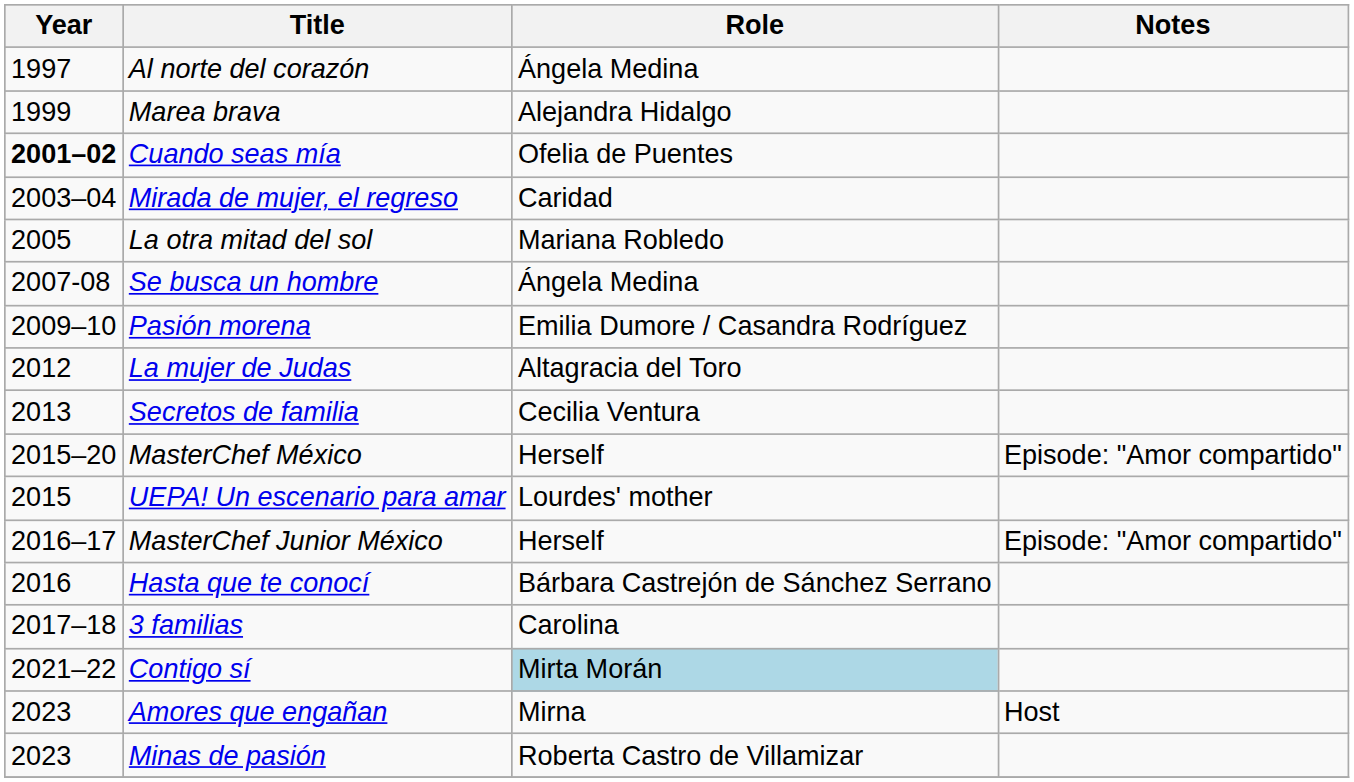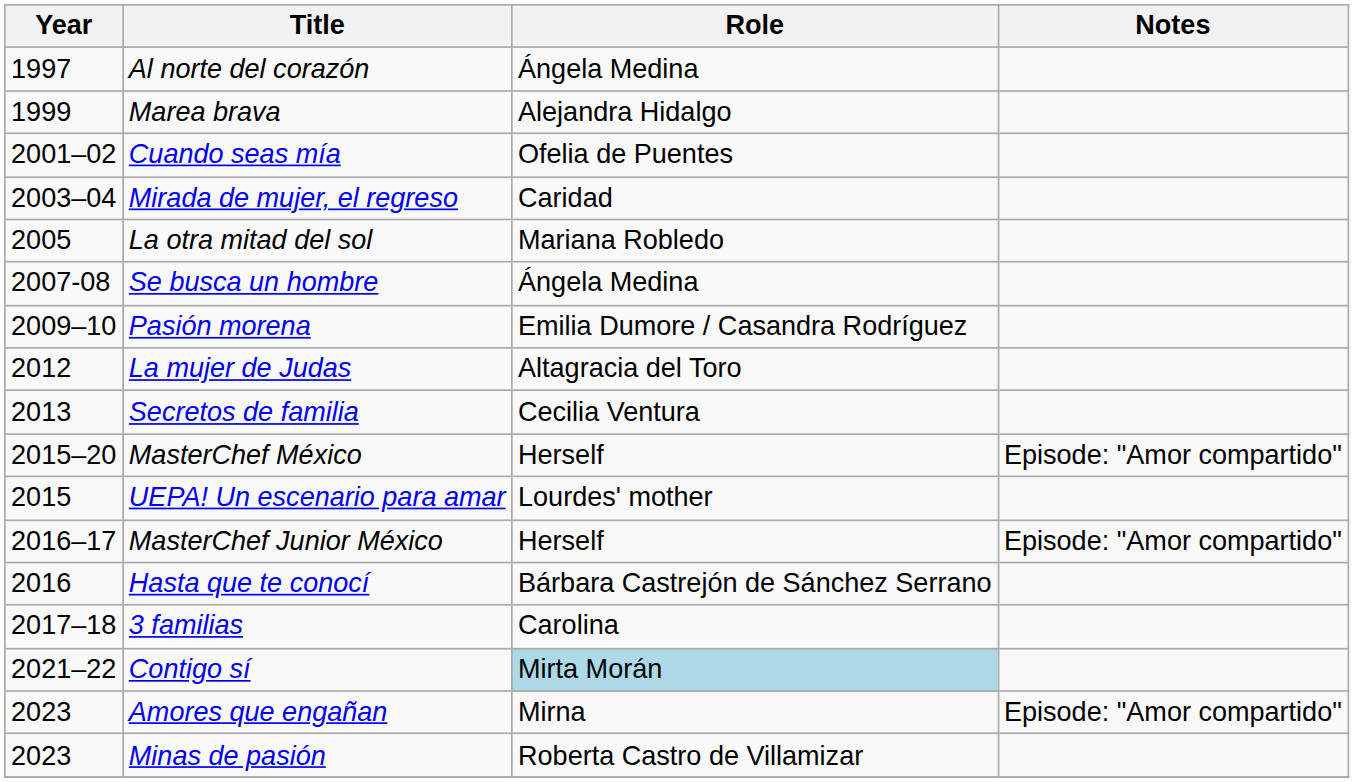(64, 154) bold -> (64, 154) normal
(1032, 712) Host -> (1173, 712) Episode: "Amor compartido"
